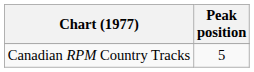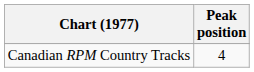(222, 55) 5 -> (222, 55) 4
